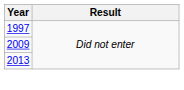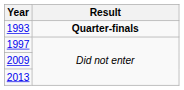+ row: (18, 29)
